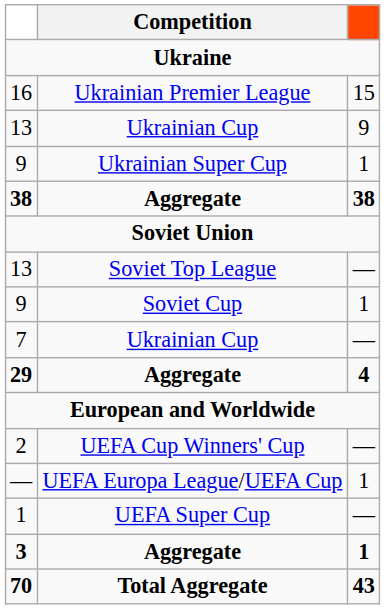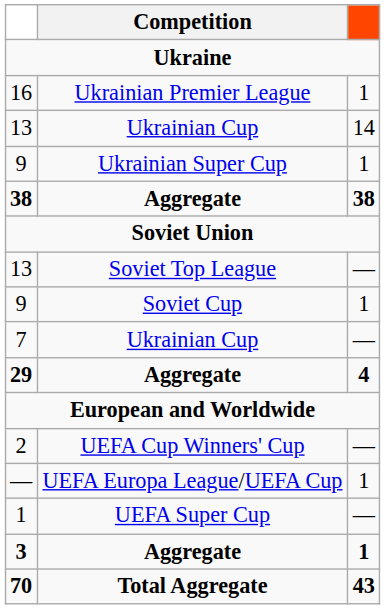(364, 92) 15 -> (364, 92) 1
(364, 127) 9 -> (364, 127) 14
